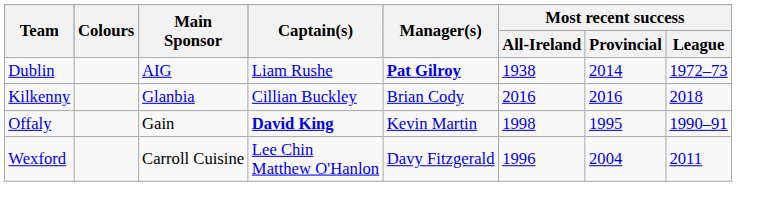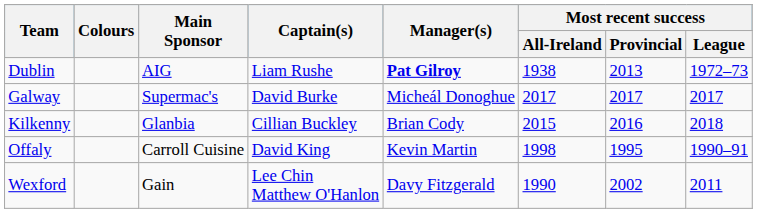(606, 70) 2014 -> (626, 70) 2013
+ row: (34, 96)
(519, 96) 2016 -> (539, 123) 2015
(158, 123) Gain -> (193, 149) Carroll Cuisine
(293, 123) bold -> (291, 149) normal
(193, 159) Carroll Cuisine -> (158, 185) Gain
(519, 159) 1996 -> (539, 185) 1990
(606, 159) 2004 -> (626, 185) 2002
